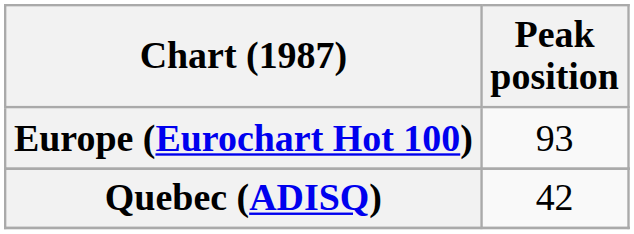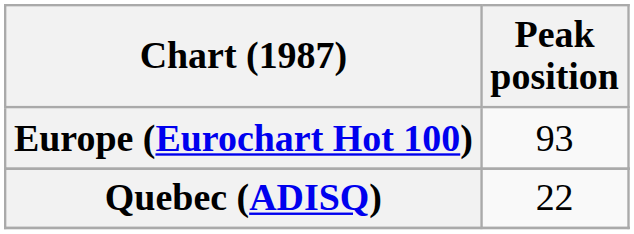(555, 197) 42 -> (555, 197) 22
